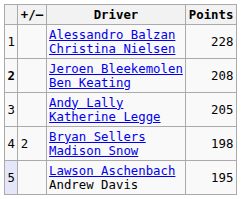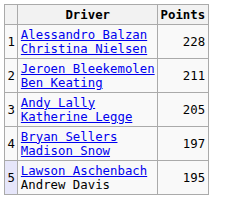- column: (32, 15)
(11, 76) bold -> (11, 76) normal
(222, 76) 208 -> (194, 76) 211
(222, 144) 198 -> (194, 144) 197
